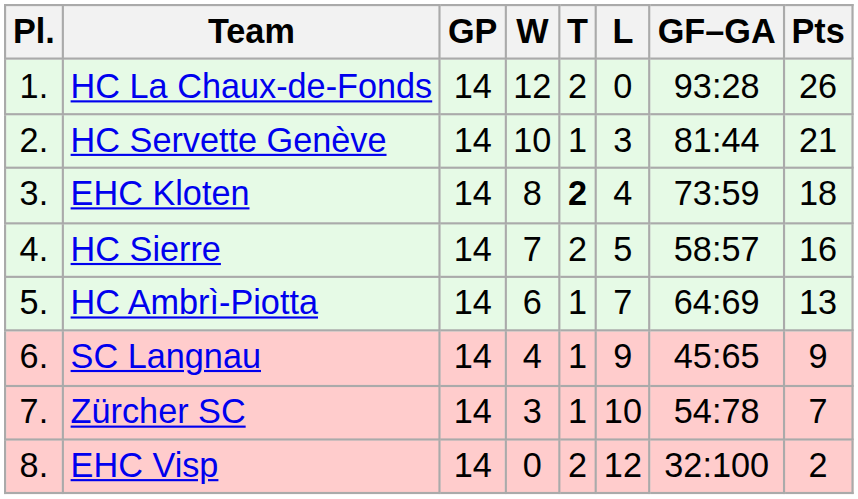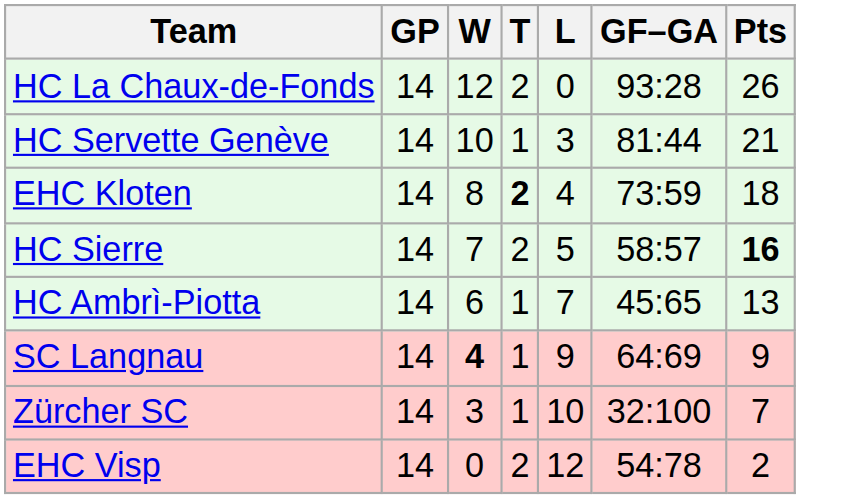- column: (34, 31)
(818, 248) normal -> (760, 248) bold
(717, 303) 64:69 -> (659, 303) 45:65
(532, 357) normal -> (475, 357) bold
(717, 357) 45:65 -> (659, 357) 64:69
(717, 411) 54:78 -> (659, 411) 32:100
(717, 466) 32:100 -> (659, 466) 54:78
